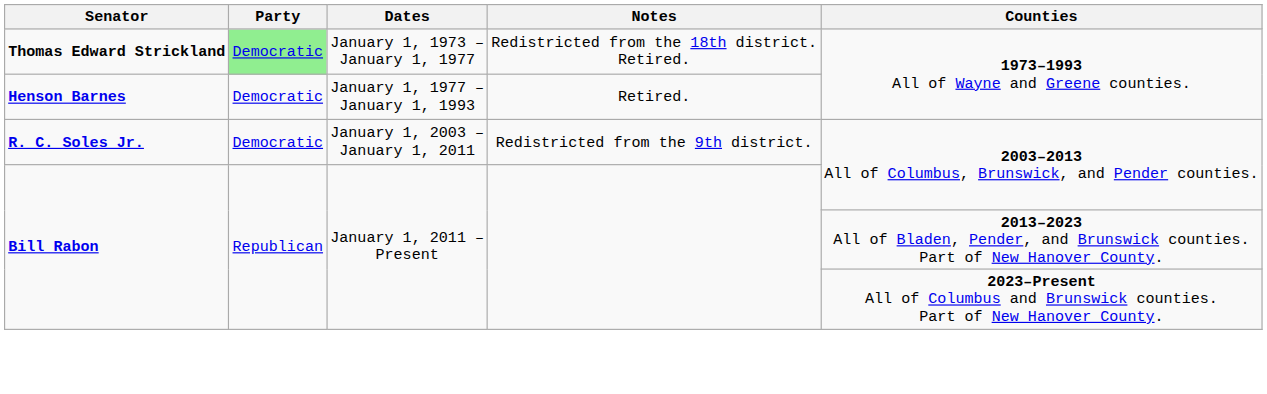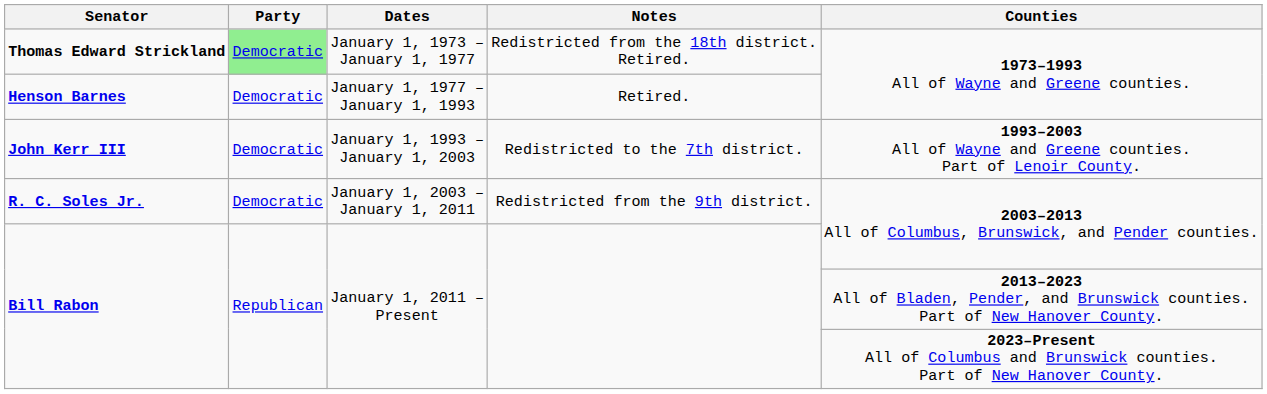+ row: (67, 149)
